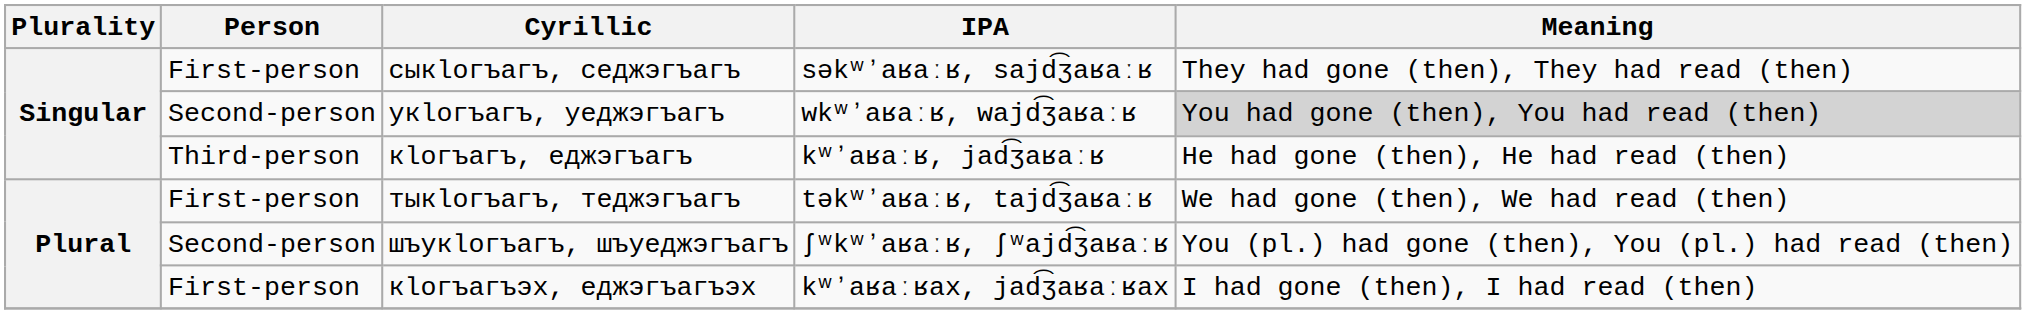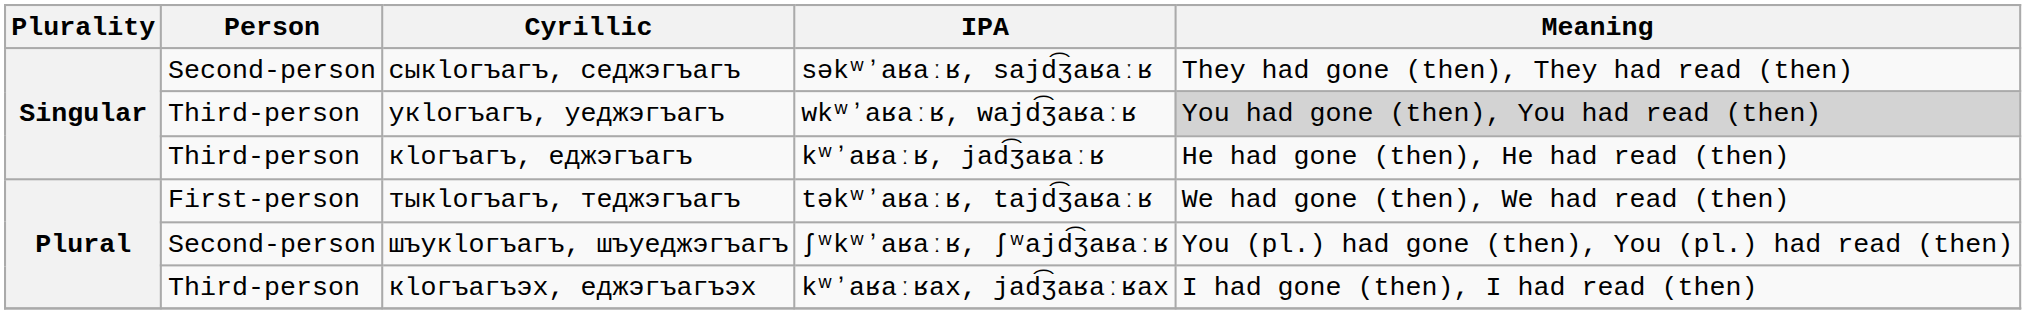(264, 70) First-person -> (272, 70) Second-person
(272, 114) Second-person -> (264, 114) Third-person
(264, 287) First-person -> (264, 287) Third-person
